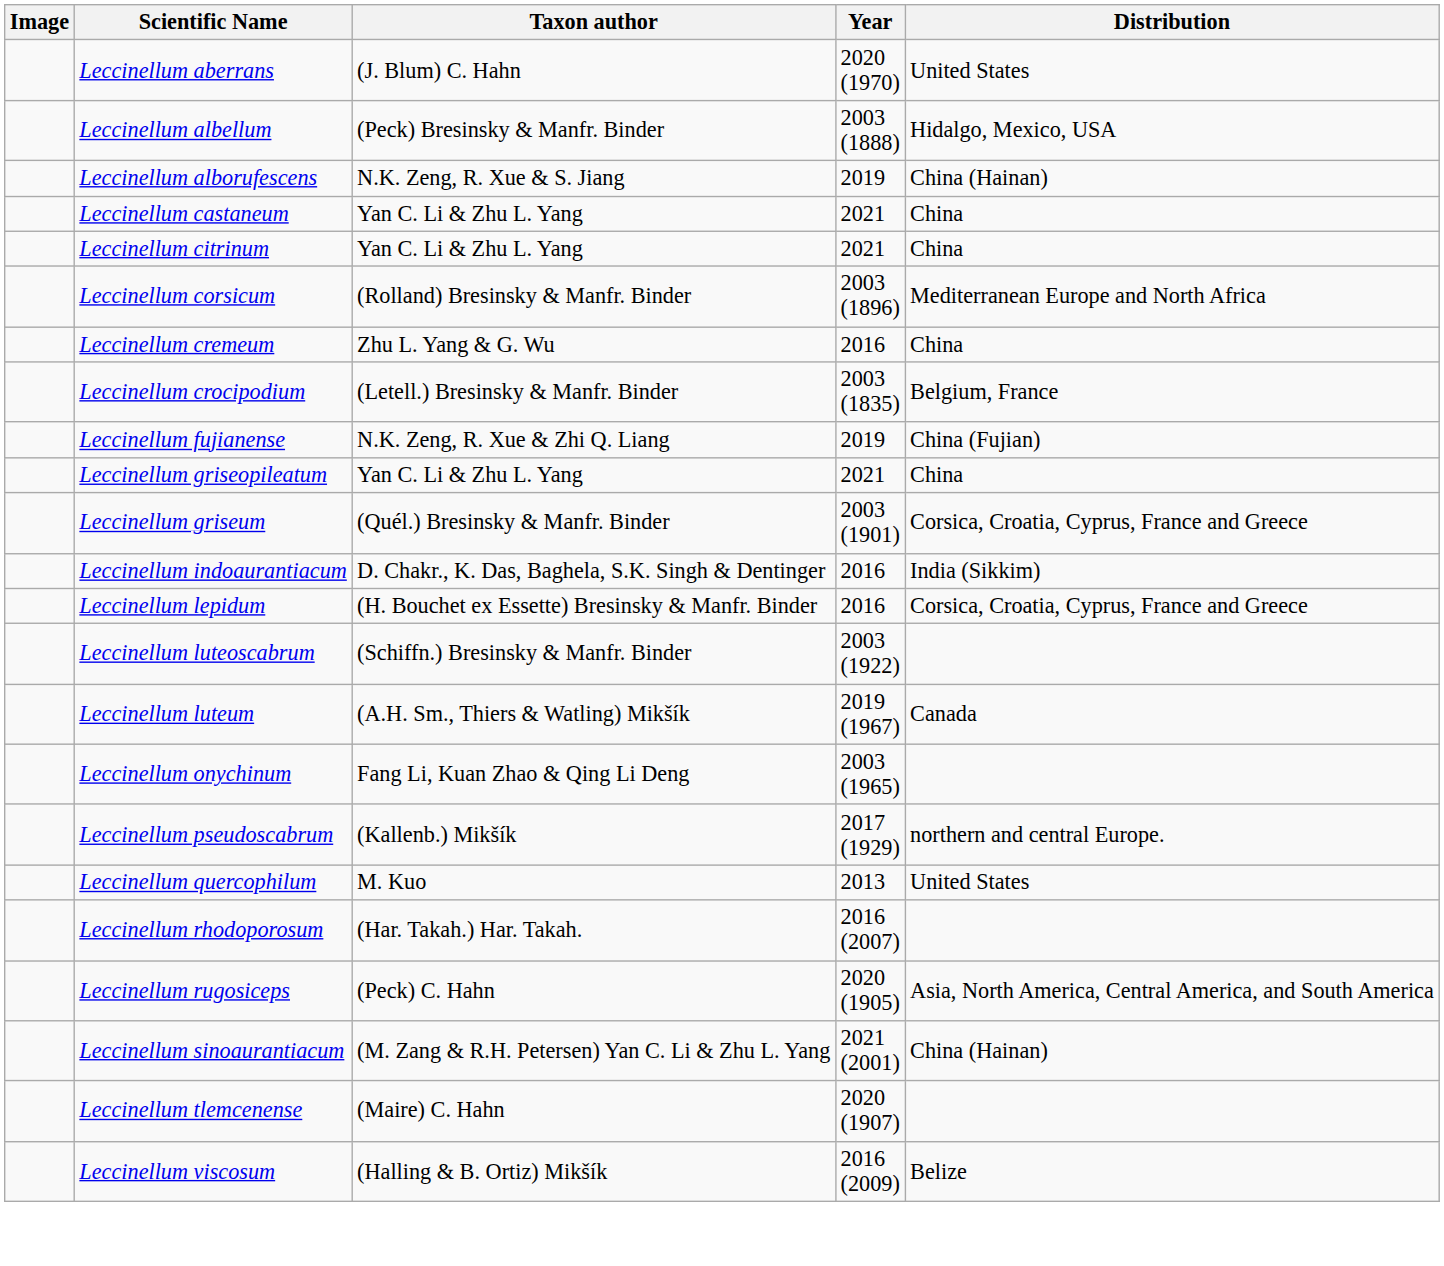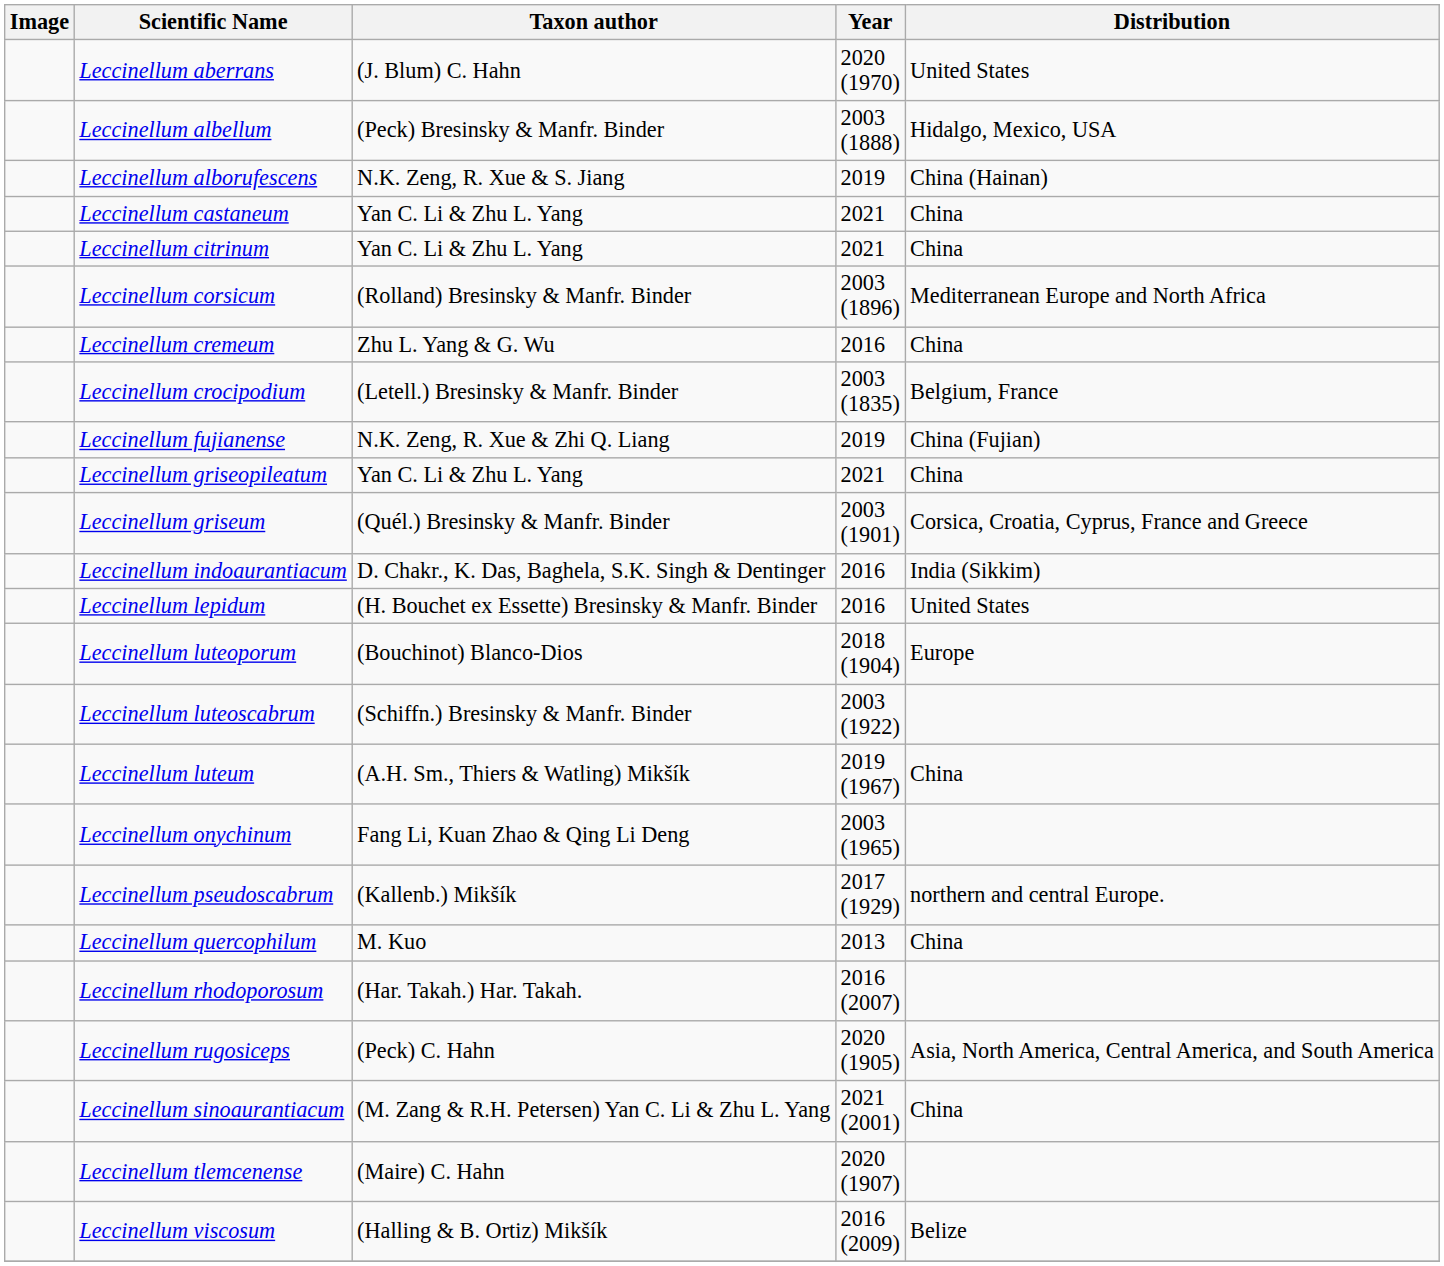(1109, 605) Corsica, Croatia, Cyprus, France and Greece -> (970, 605) United States
+ row: (188, 653)
(943, 713) Canada -> (937, 774) China
(970, 882) United States -> (937, 942) China
(979, 1050) China (Hainan) -> (937, 1110) China
